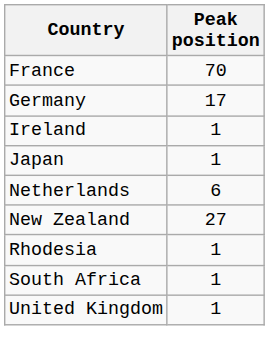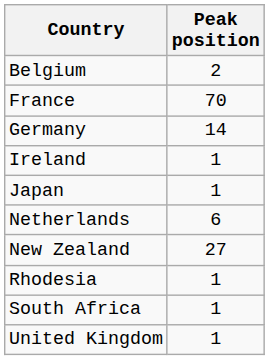+ row: (48, 71)
(216, 101) 17 -> (216, 130) 14
